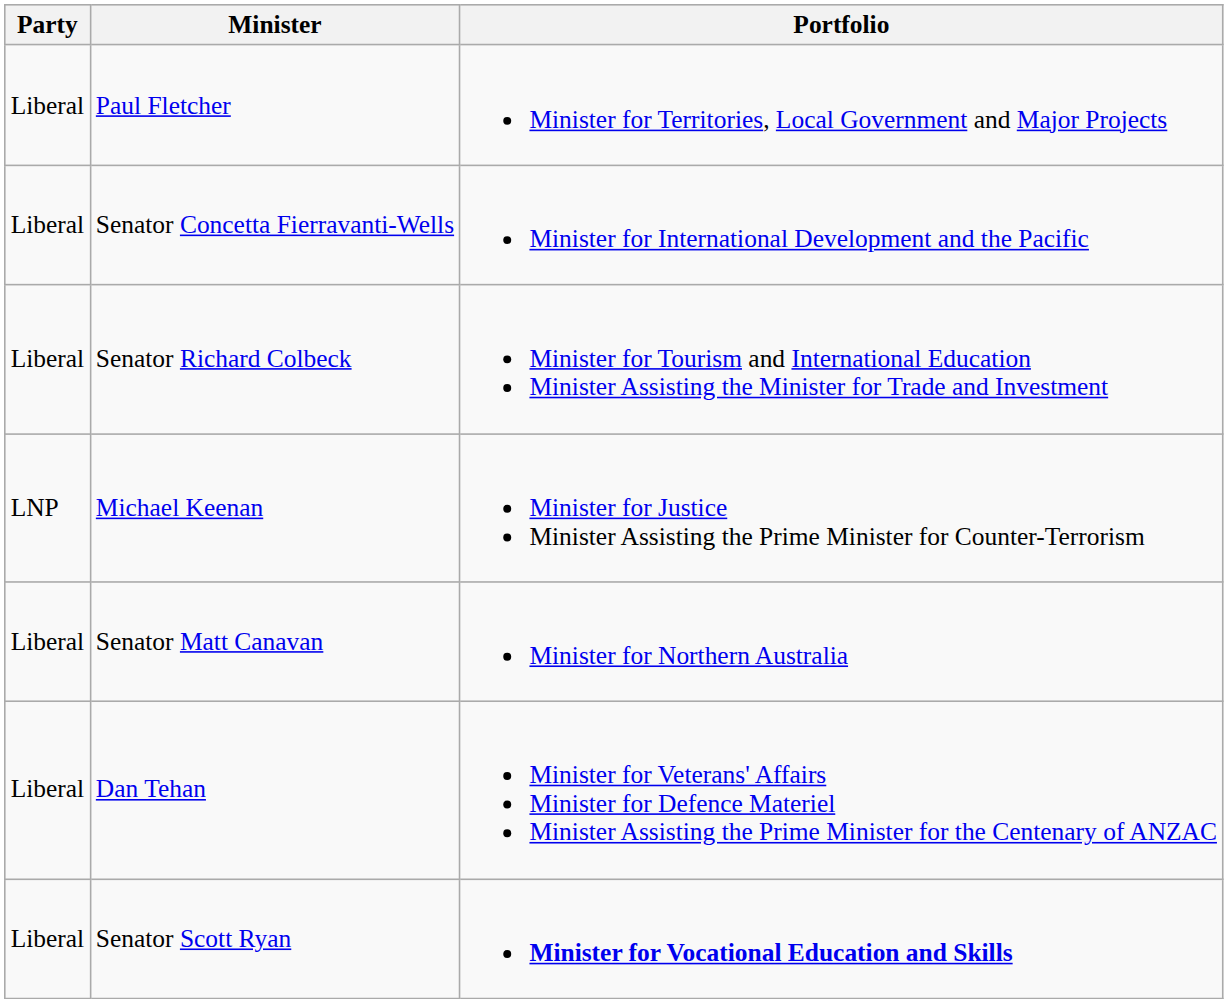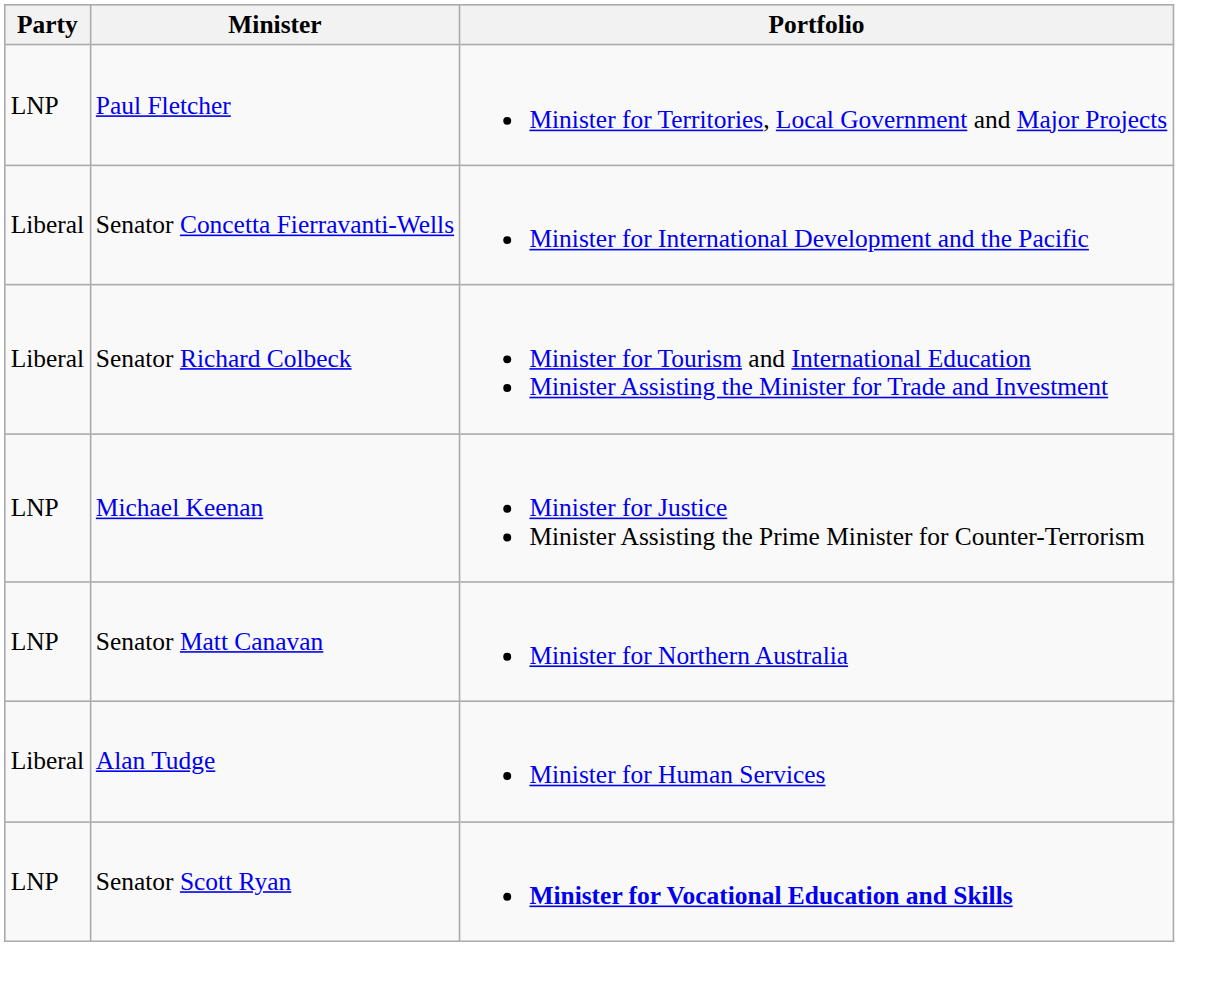(47, 104) Liberal -> (35, 104) LNP
(47, 641) Liberal -> (35, 641) LNP
- row: (151, 789)
+ row: (156, 761)
(47, 938) Liberal -> (35, 881) LNP
